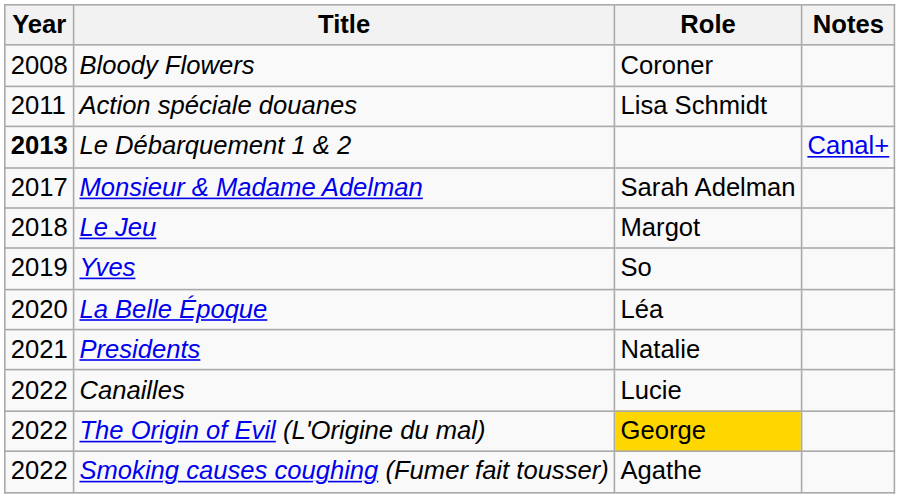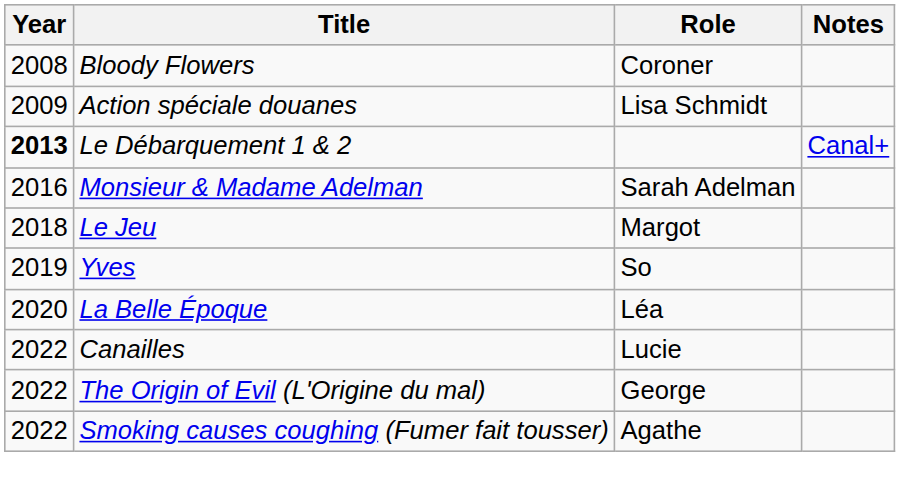(38, 106) 2011 -> (39, 106) 2009
(39, 187) 2017 -> (39, 187) 2016
- row: (140, 349)
(663, 430) gold background -> (663, 390) no background
